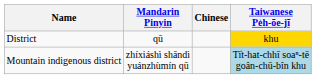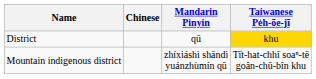columns swapped: (211, 17) <-> (158, 17)
(271, 60) lightblue background -> (271, 60) no background
